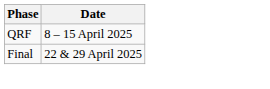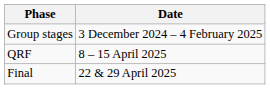+ row: (40, 34)
